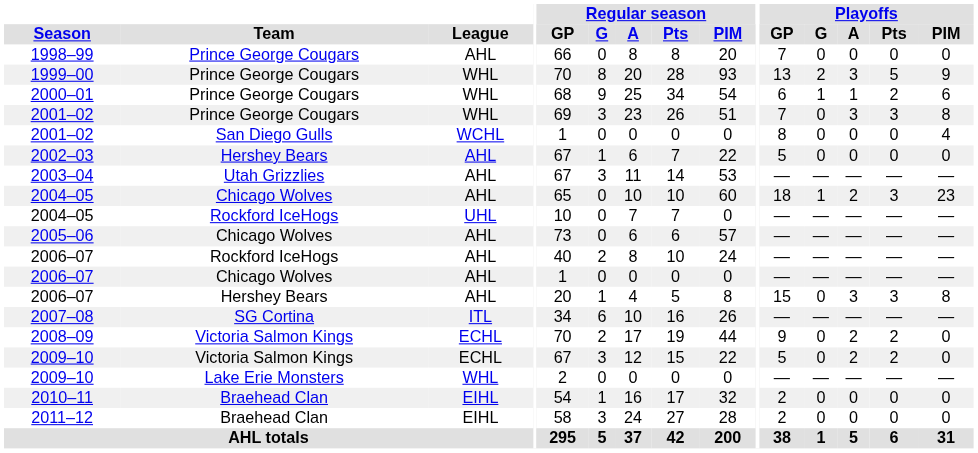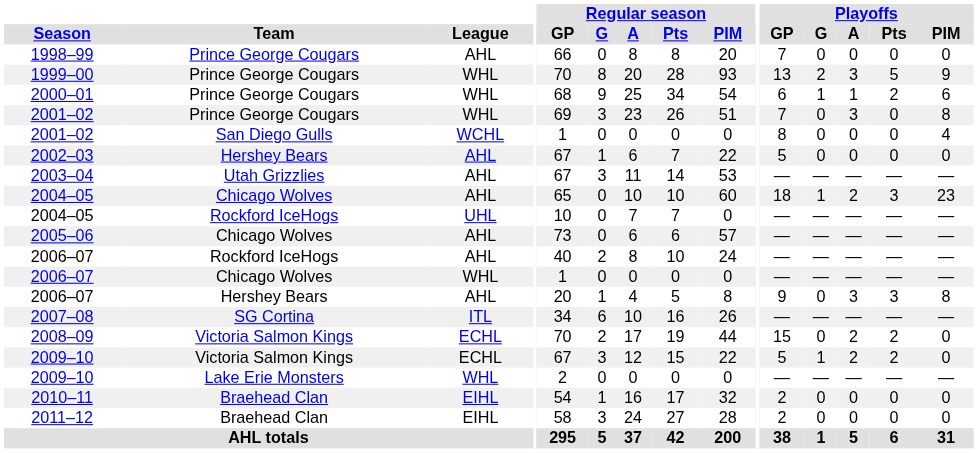(894, 115) 3 -> (894, 115) 0
(480, 276) AHL -> (480, 276) WHL
(782, 296) 15 -> (782, 296) 9
(782, 337) 9 -> (782, 337) 15
(821, 357) 0 -> (821, 357) 1
